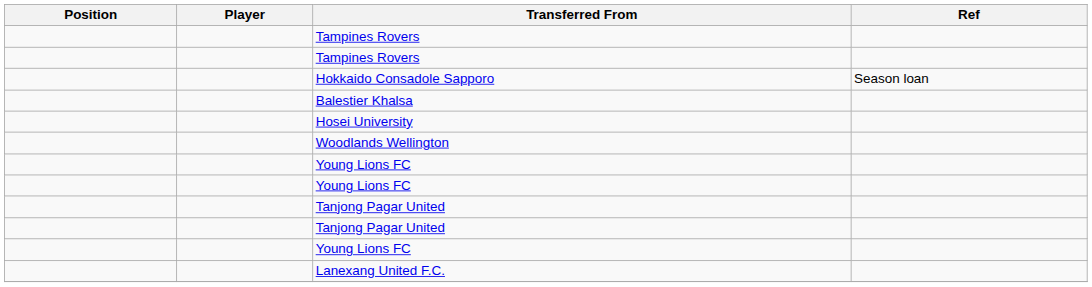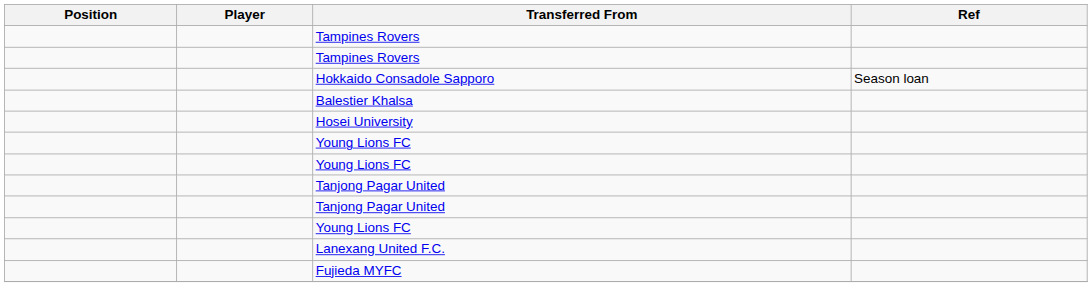- row: (382, 143)
+ row: (359, 270)
